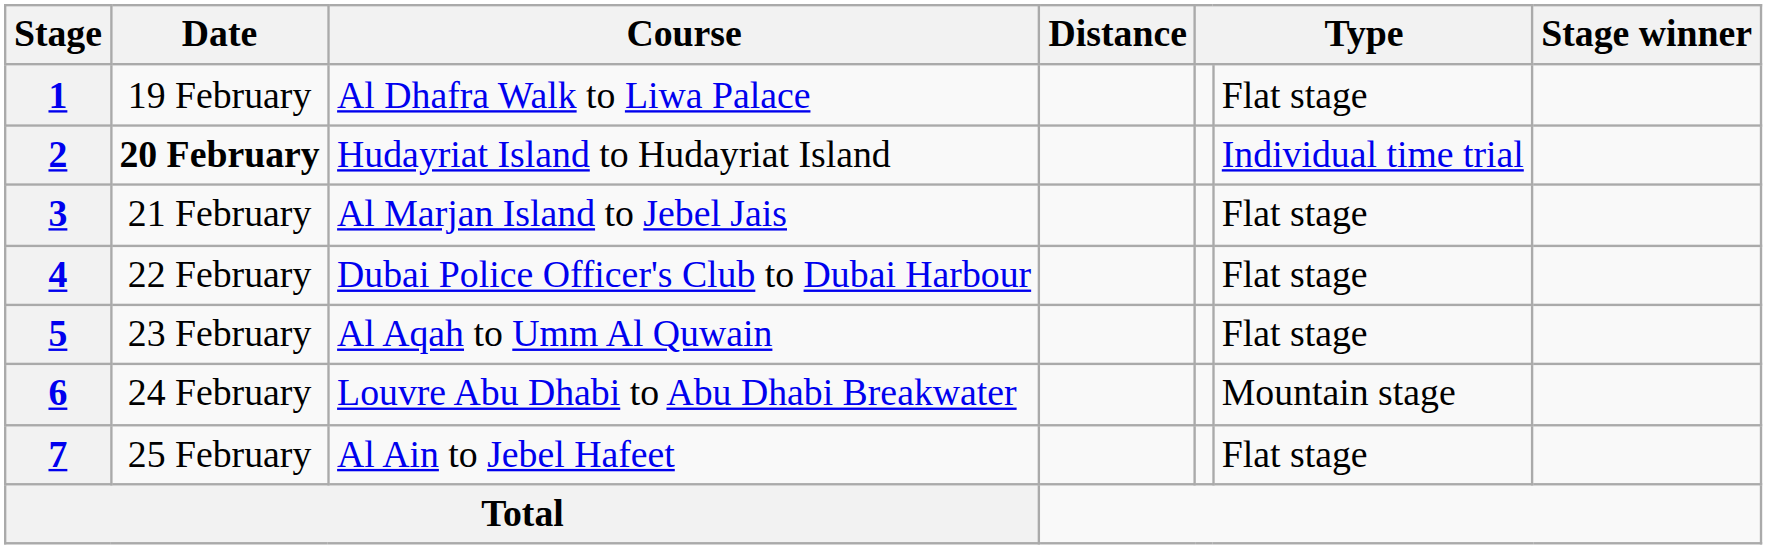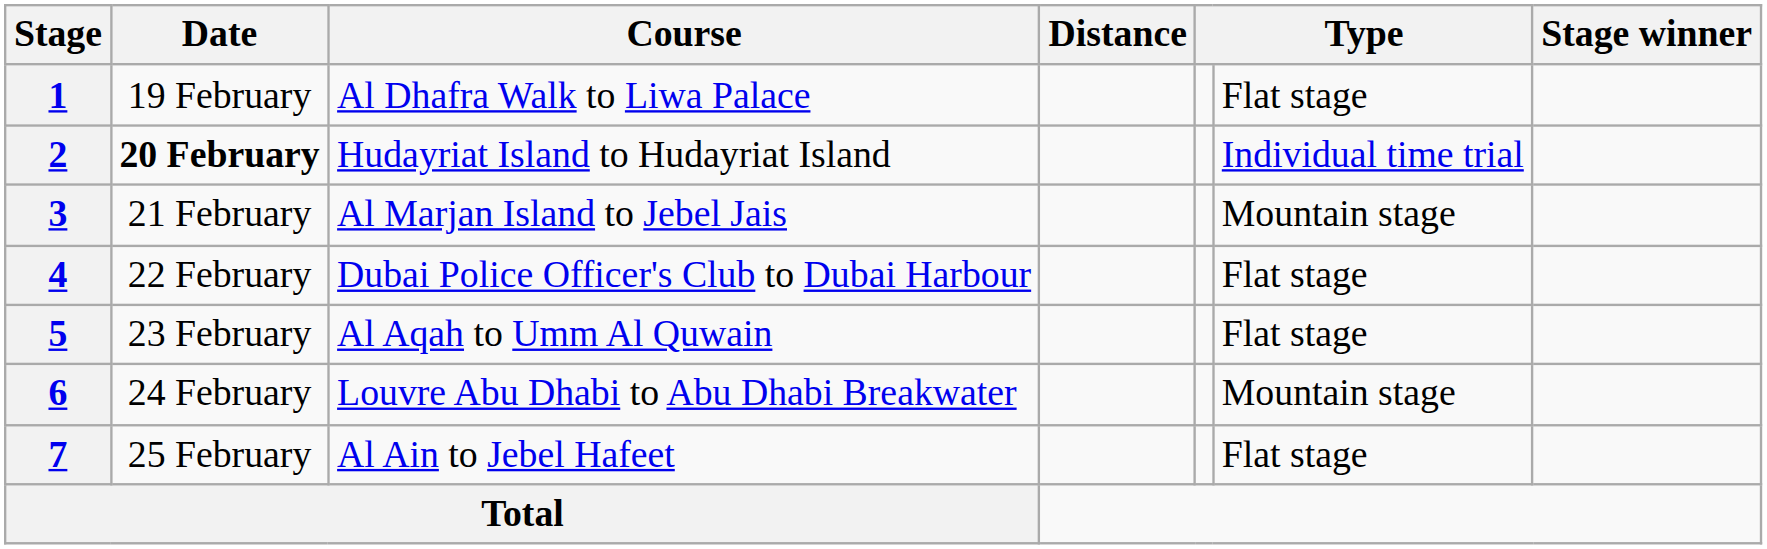(1295, 214) Flat stage -> (1339, 214) Mountain stage
